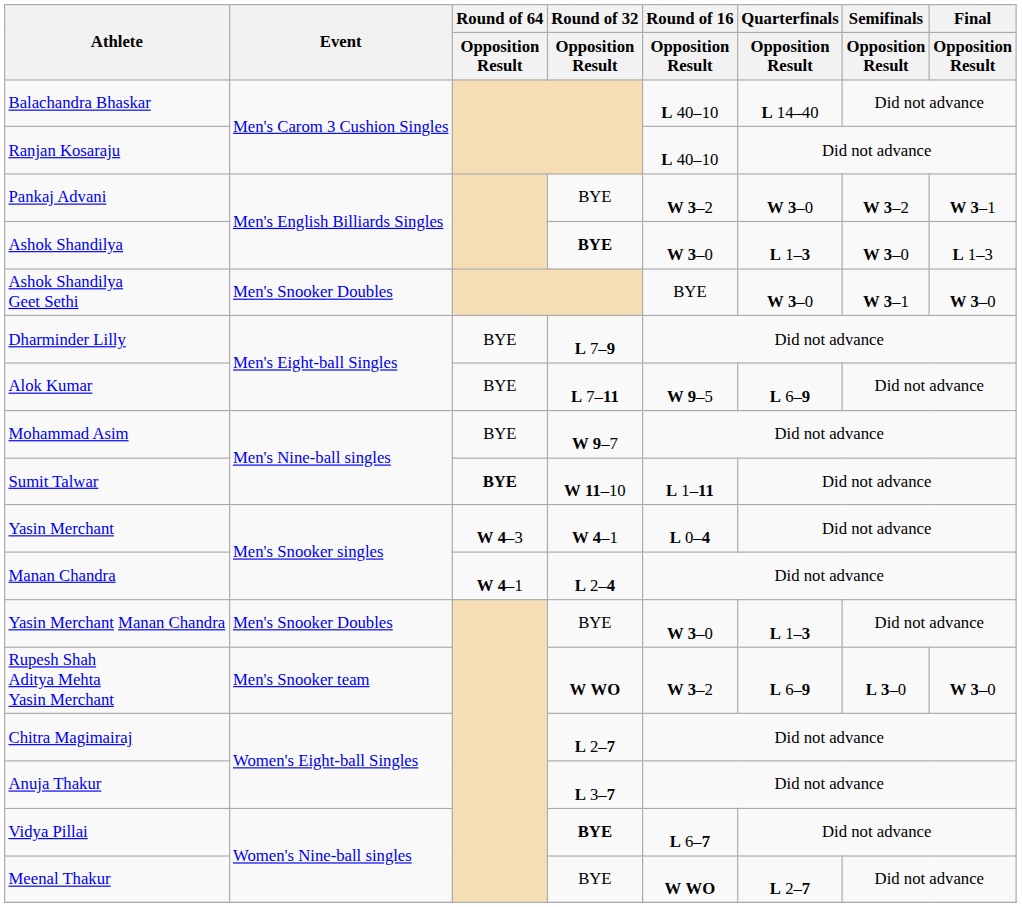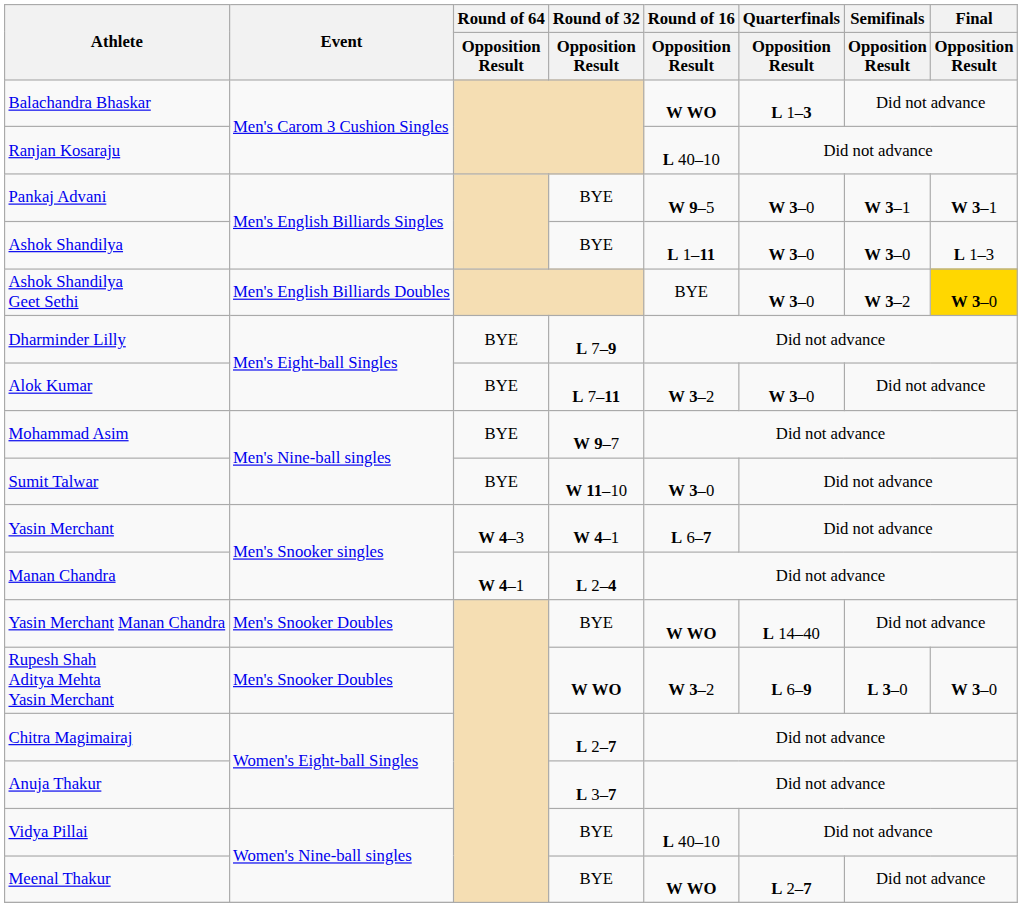(690, 113) L 40–10 -> (691, 113) W WO
(790, 113) L 14–40 -> (791, 113) L 1–3
(690, 207) W 3–2 -> (691, 207) W 9–5
(886, 207) W 3–2 -> (887, 207) W 3–1
(595, 245) bold -> (596, 245) normal
(690, 255) W 3–0 -> (691, 255) L 1–11
(790, 255) L 1–3 -> (791, 255) W 3–0
(313, 292) Men's Snooker Doubles -> (341, 292) Men's English Billiards Doubles
(886, 302) W 3–1 -> (887, 302) W 3–2
(973, 302) no background -> (974, 302) gold background
(690, 396) W 9–5 -> (691, 396) W 3–2
(790, 396) L 6–9 -> (791, 396) W 3–0
(500, 481) bold -> (501, 481) normal
(690, 491) L 1–11 -> (691, 491) W 3–0
(690, 538) L 0–4 -> (691, 538) L 6–7
(690, 633) W 3–0 -> (691, 633) W WO
(790, 633) L 1–3 -> (791, 633) L 14–40
(301, 680) Men's Snooker team -> (313, 680) Men's Snooker Doubles
(595, 832) bold -> (596, 832) normal
(690, 841) L 6–7 -> (691, 841) L 40–10
